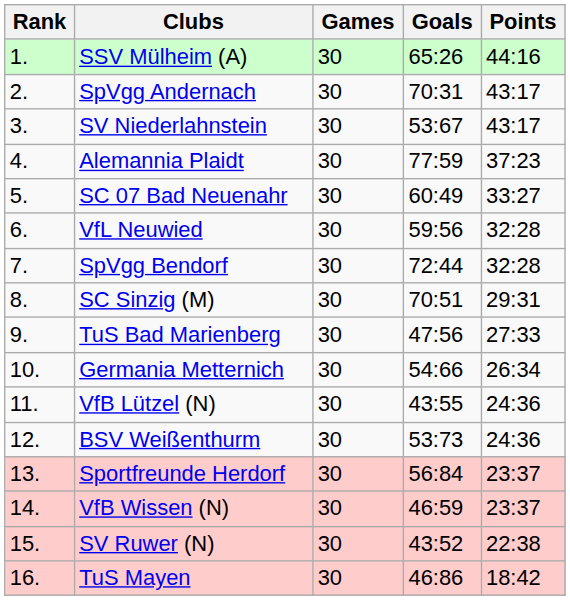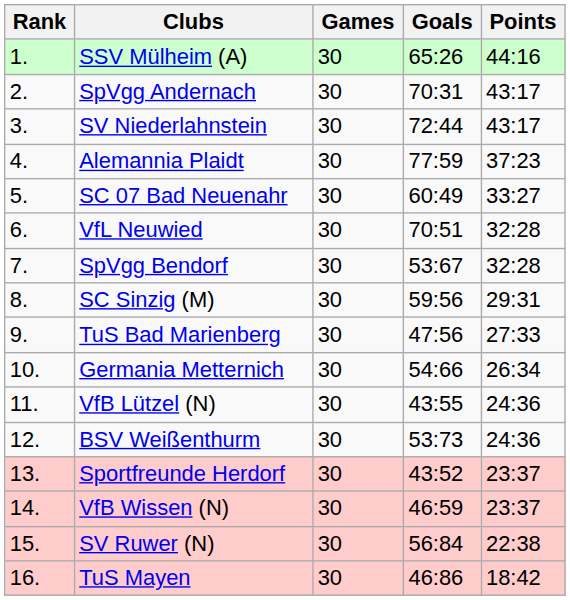(436, 126) 53:67 -> (436, 126) 72:44
(436, 230) 59:56 -> (436, 230) 70:51
(436, 265) 72:44 -> (436, 265) 53:67
(436, 299) 70:51 -> (436, 299) 59:56
(436, 473) 56:84 -> (436, 473) 43:52
(436, 543) 43:52 -> (436, 543) 56:84
